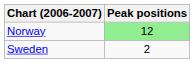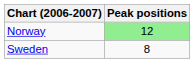(147, 49) 2 -> (147, 49) 8
